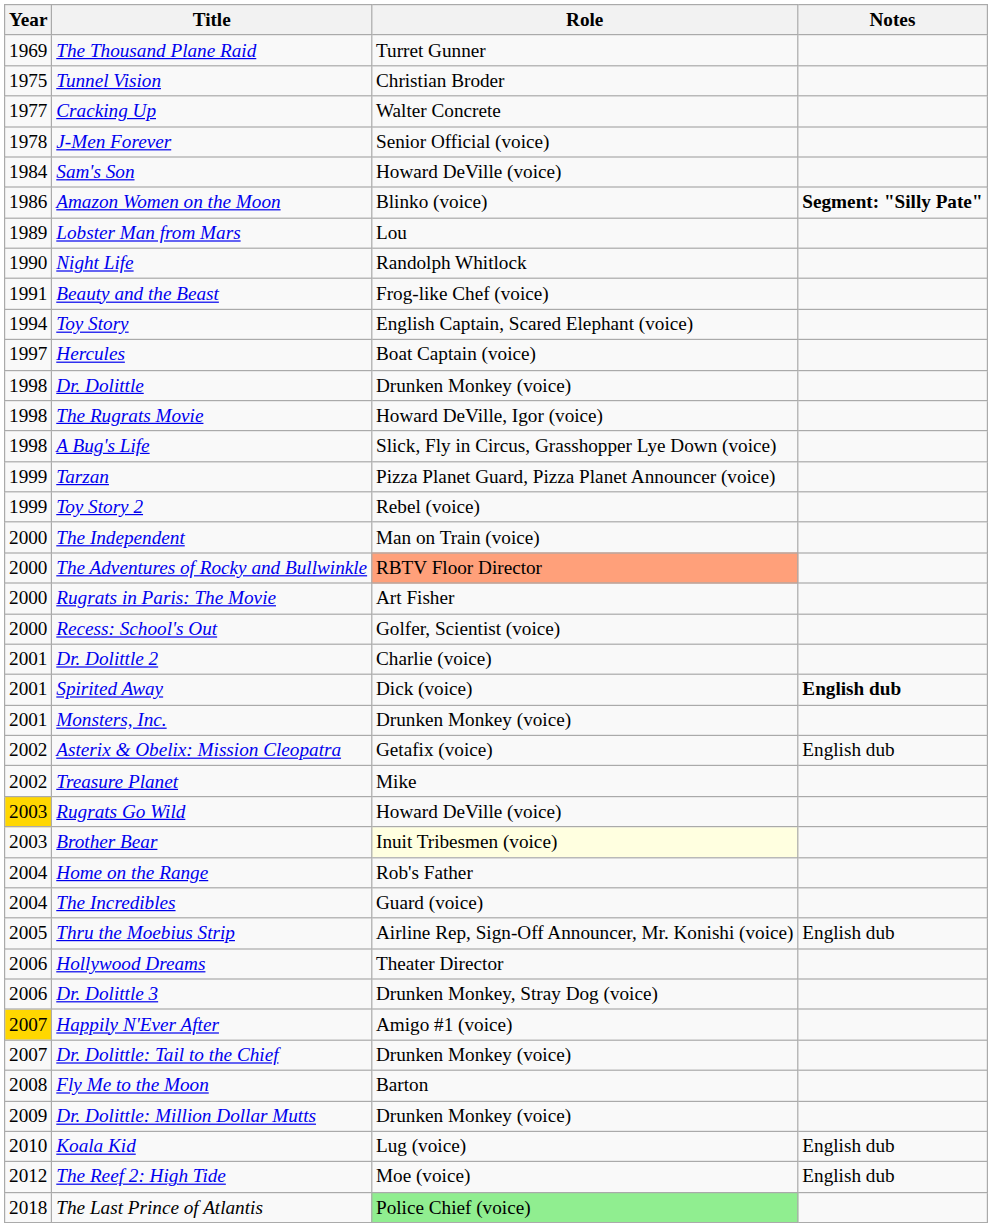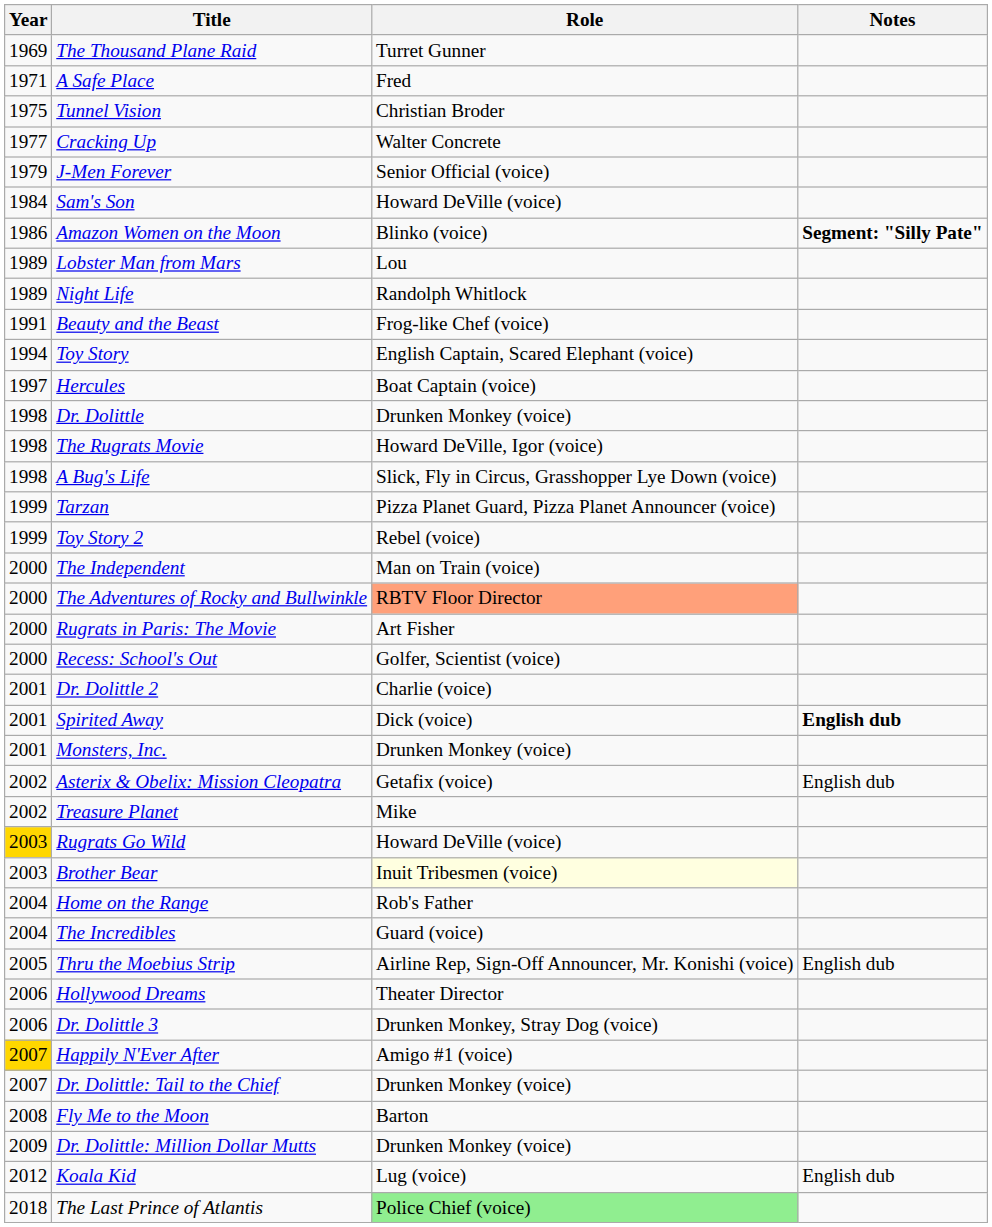+ row: (105, 80)
(28, 141) 1978 -> (28, 171) 1979
(28, 263) 1990 -> (28, 293) 1989
(28, 1146) 2010 -> (28, 1176) 2012
- row: (141, 1176)
